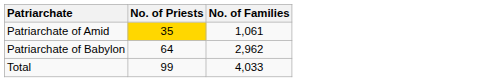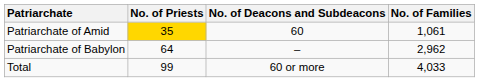+ column: (297, 13)
